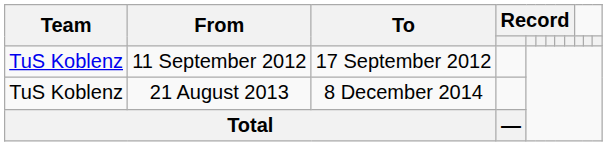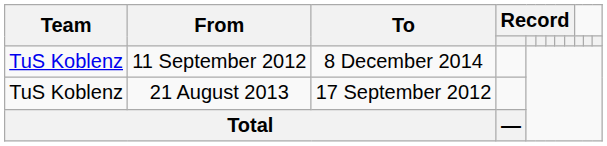(403, 61) 17 September 2012 -> (403, 61) 8 December 2014
(403, 93) 8 December 2014 -> (403, 93) 17 September 2012
